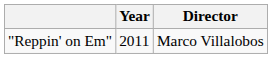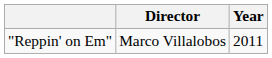columns swapped: (135, 16) <-> (210, 16)
